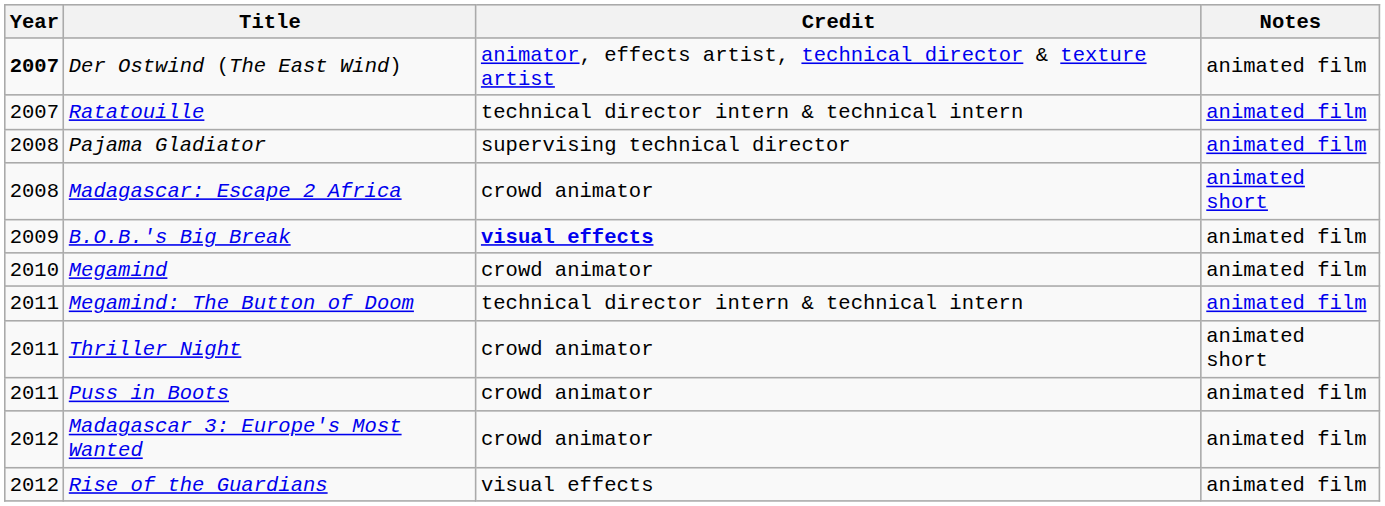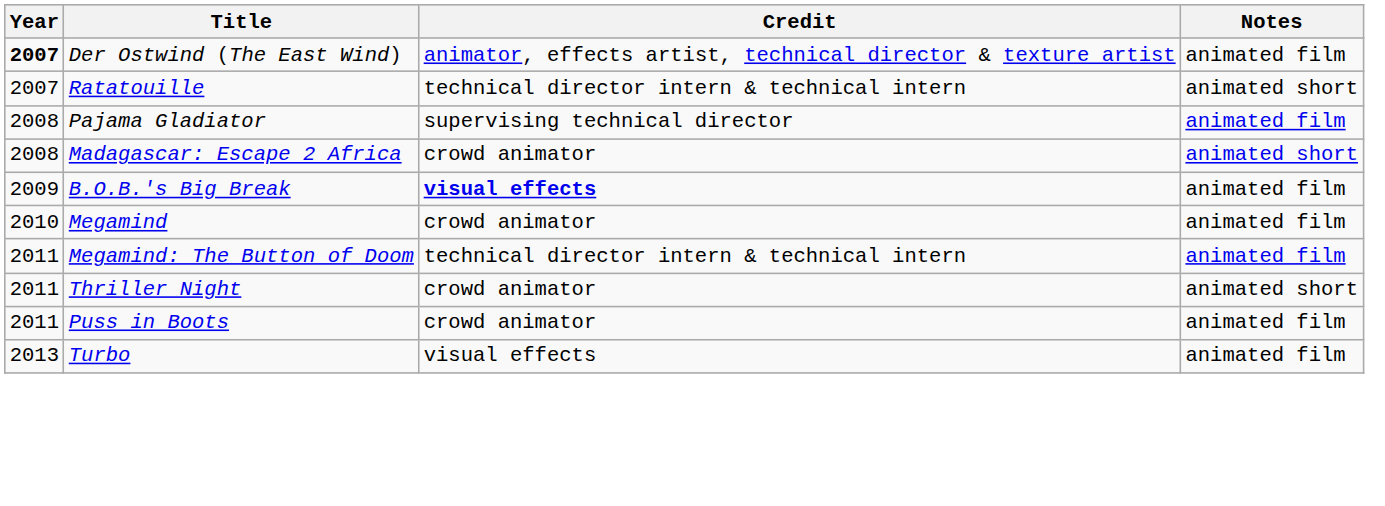(1286, 112) animated film -> (1272, 88) animated short
- row: (235, 439)
- row: (198, 485)
+ row: (100, 356)
